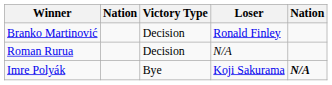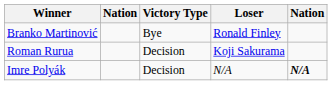(164, 32) Decision -> (152, 32) Bye
(223, 51) N/A -> (249, 51) Koji Sakurama
(152, 70) Bye -> (164, 70) Decision
(249, 70) Koji Sakurama -> (223, 70) N/A
